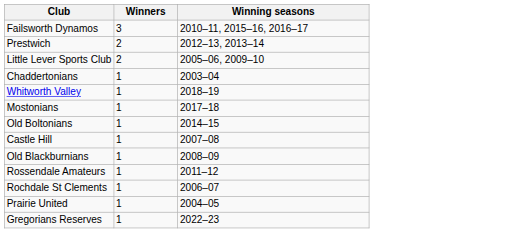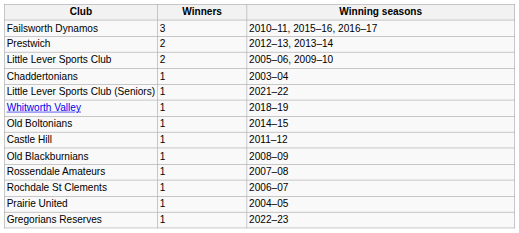+ row: (81, 92)
- row: (32, 108)
(200, 140) 2007–08 -> (268, 140) 2011–12
(199, 172) 2011–12 -> (269, 172) 2007–08
